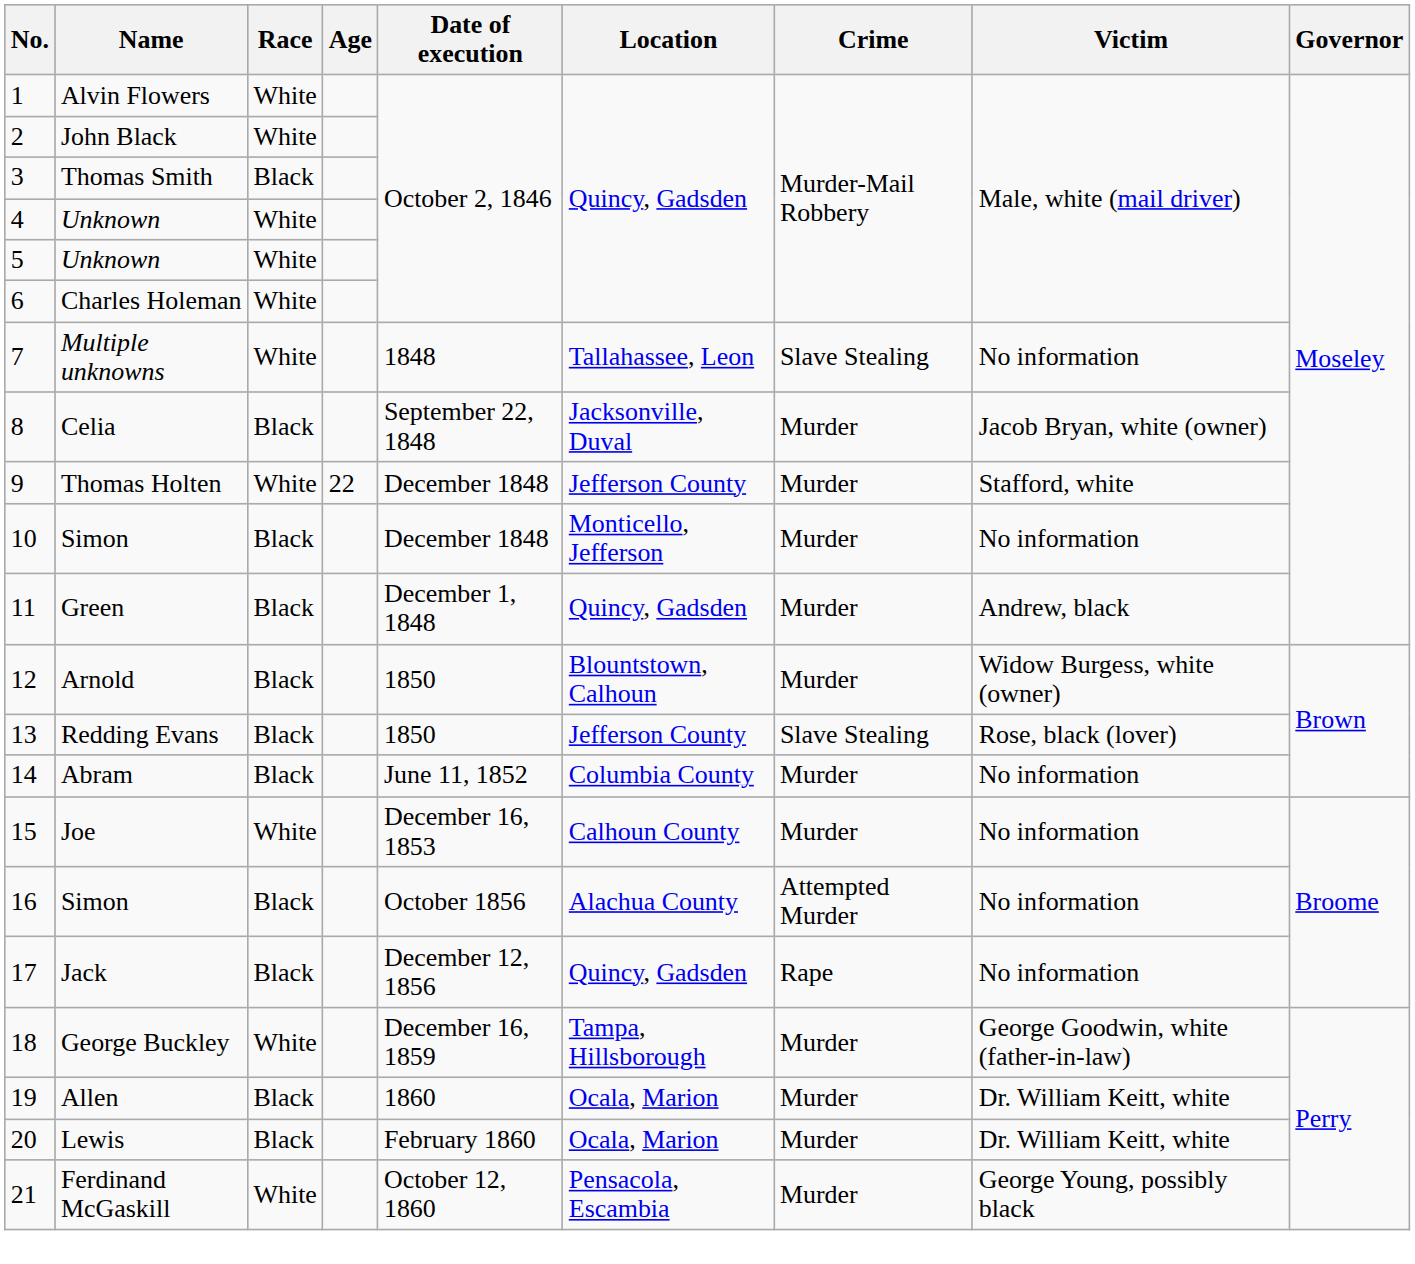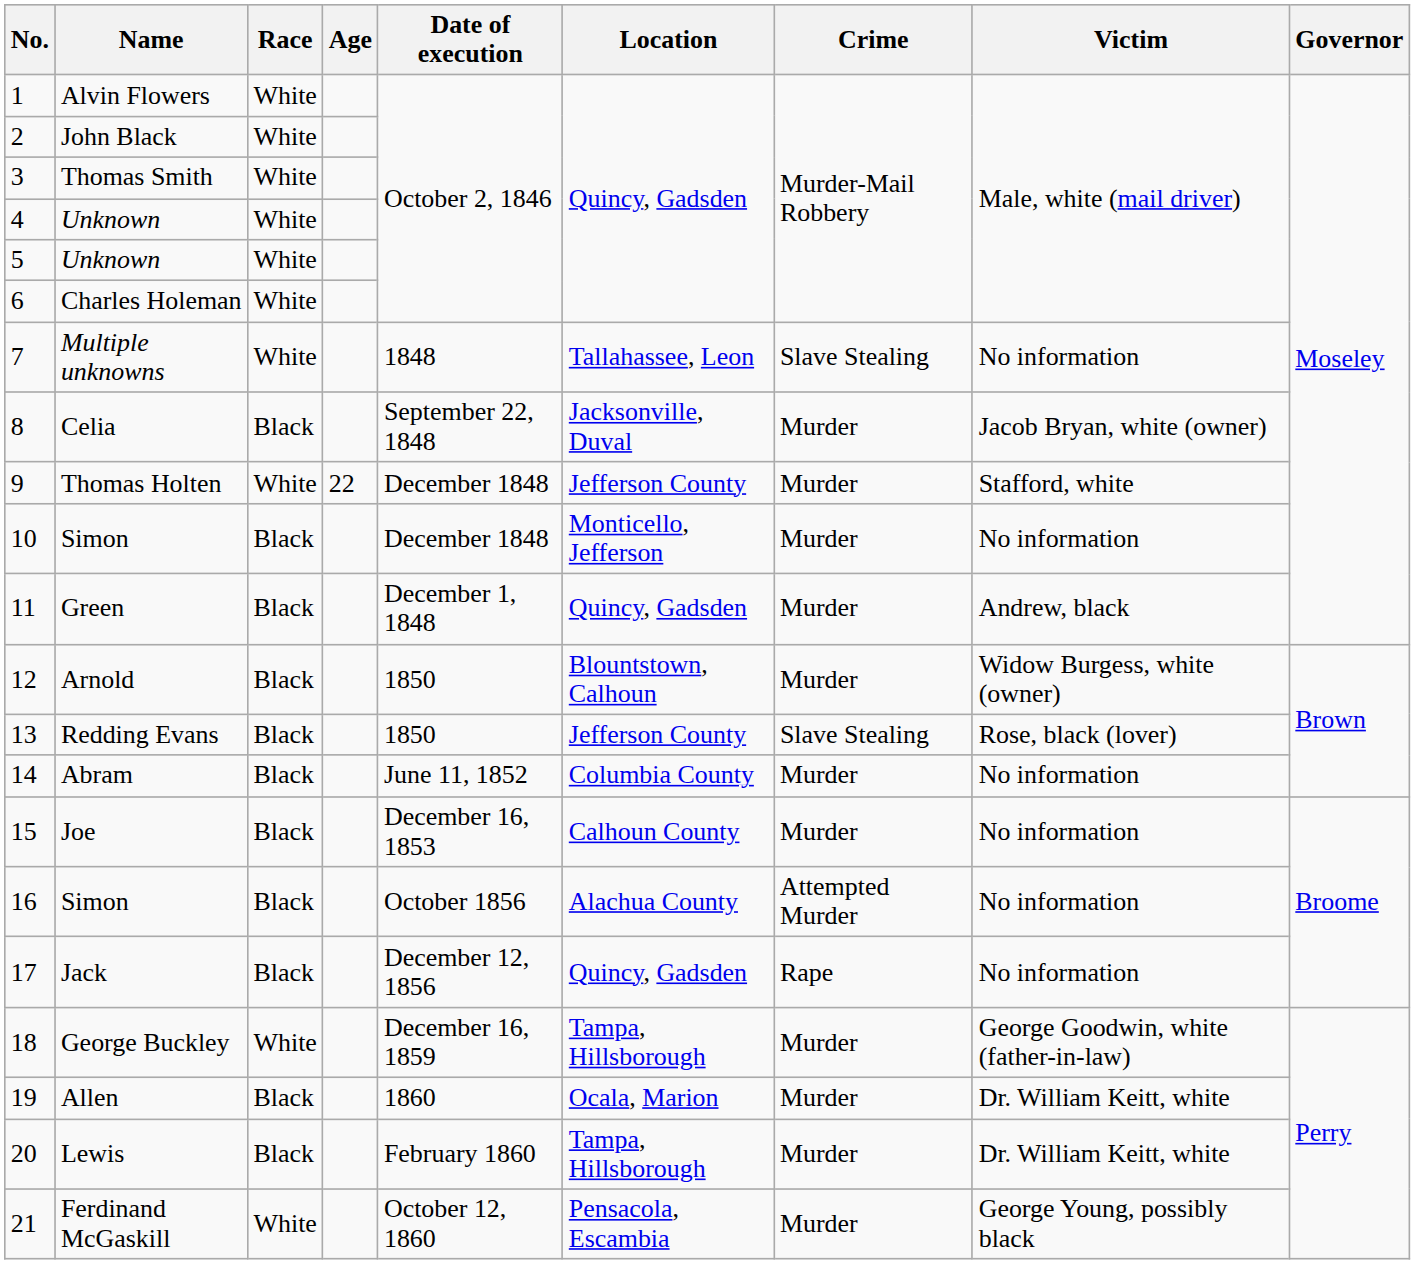(284, 177) Black -> (285, 177) White
(285, 831) White -> (284, 831) Black
(644, 1138) Ocala, Marion -> (637, 1153) Tampa, Hillsborough
